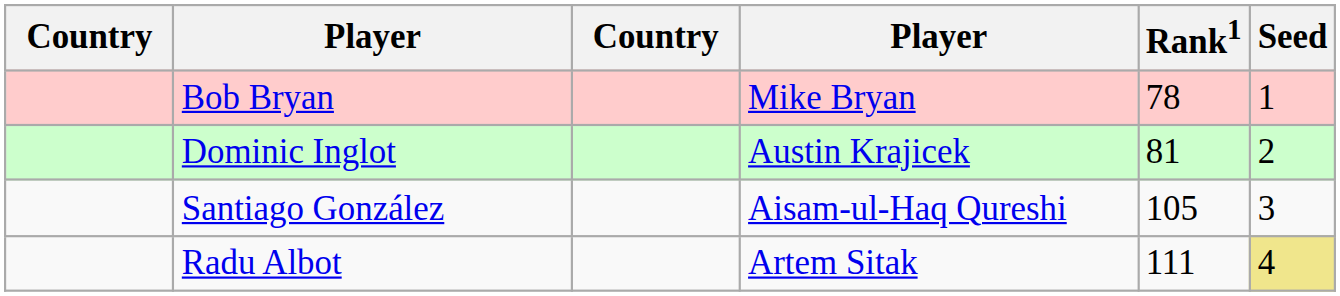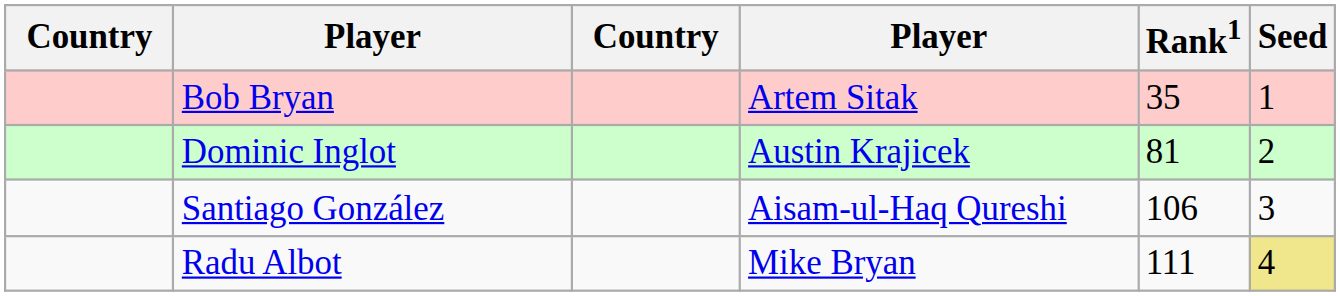(832, 96) Mike Bryan -> (833, 96) Artem Sitak
(1163, 96) 78 -> (1163, 96) 35
(1172, 207) 105 -> (1172, 207) 106
(833, 262) Artem Sitak -> (832, 262) Mike Bryan
